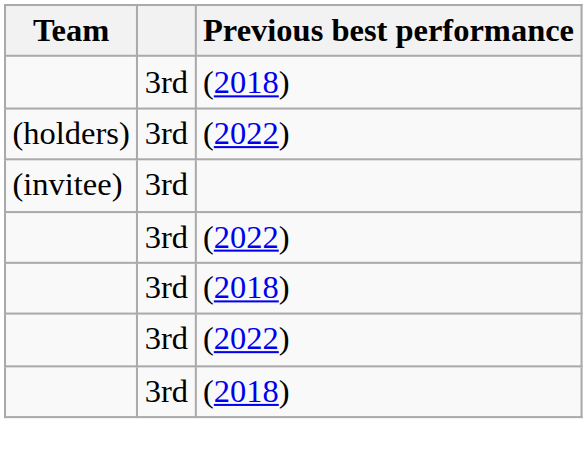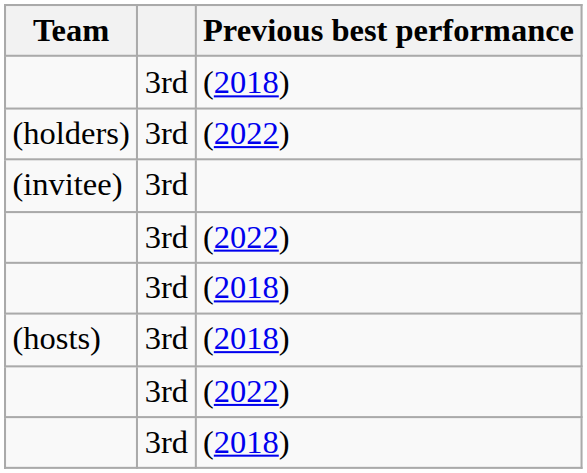+ row: (57, 339)
